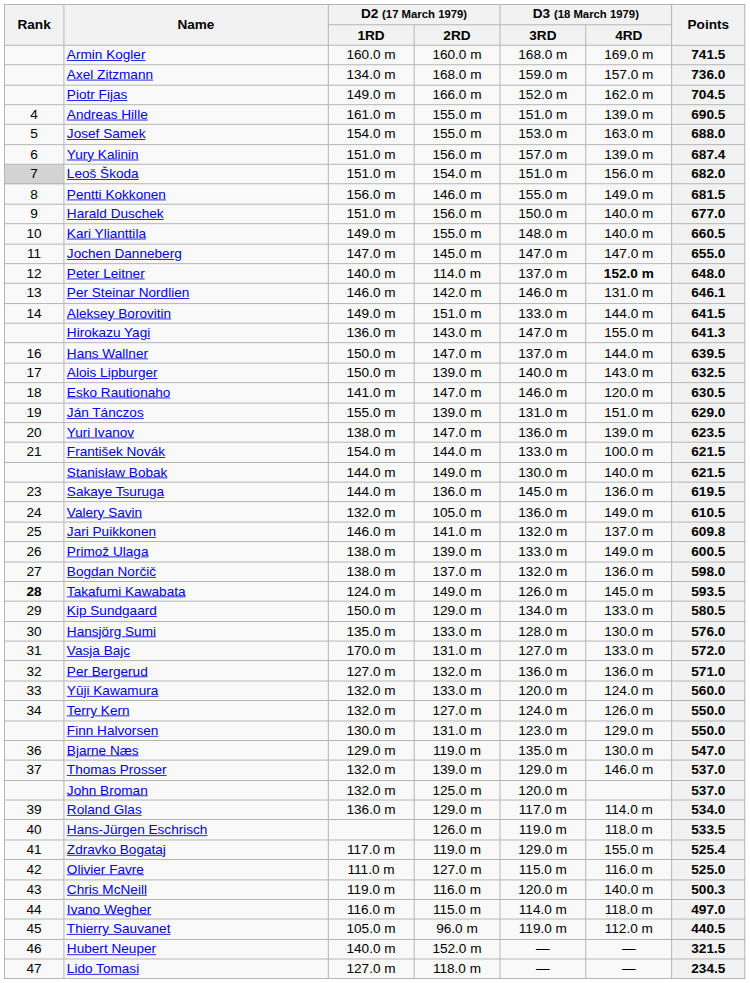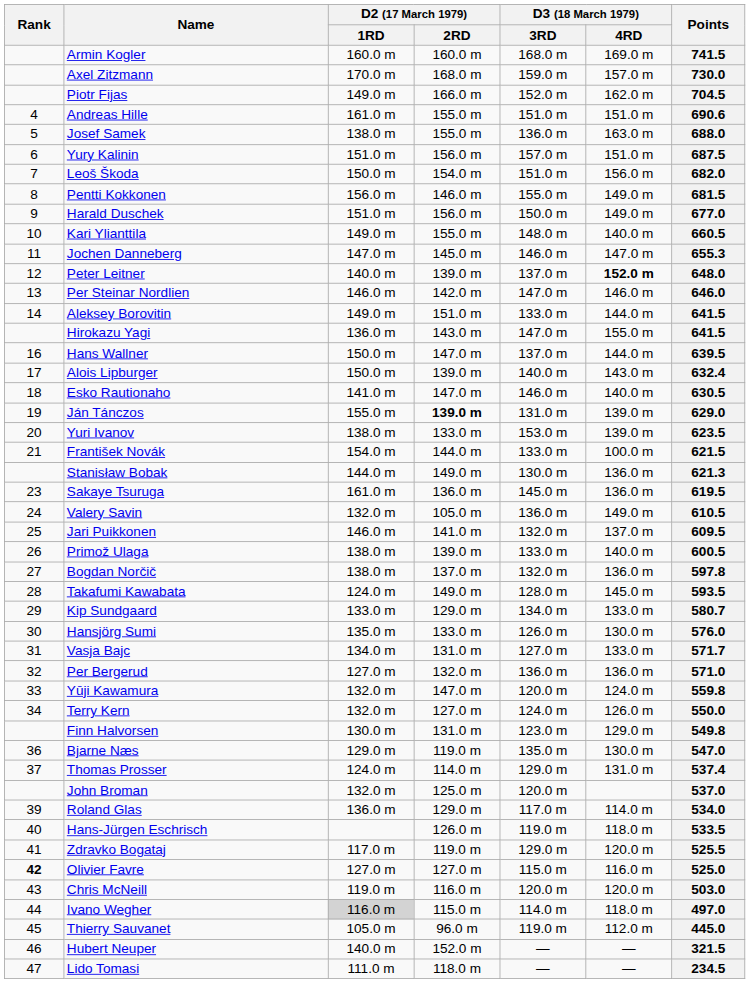(371, 74) 134.0 m -> (371, 74) 170.0 m
(708, 74) 736.0 -> (708, 74) 730.0
(629, 114) 139.0 m -> (629, 114) 151.0 m
(708, 114) 690.5 -> (708, 114) 690.6
(371, 134) 154.0 m -> (371, 134) 138.0 m
(543, 134) 153.0 m -> (543, 134) 136.0 m
(629, 154) 139.0 m -> (629, 154) 151.0 m
(708, 154) 687.4 -> (708, 154) 687.5
(34, 174) lightgrey background -> (34, 174) no background
(371, 174) 151.0 m -> (371, 174) 150.0 m
(629, 213) 140.0 m -> (629, 213) 149.0 m
(543, 253) 147.0 m -> (543, 253) 146.0 m
(708, 253) 655.0 -> (708, 253) 655.3
(457, 273) 114.0 m -> (457, 273) 139.0 m
(543, 293) 146.0 m -> (543, 293) 147.0 m
(629, 293) 131.0 m -> (629, 293) 146.0 m
(708, 293) 646.1 -> (708, 293) 646.0
(708, 333) 641.3 -> (708, 333) 641.5
(708, 372) 632.5 -> (708, 372) 632.4
(629, 392) 120.0 m -> (629, 392) 140.0 m
(457, 412) normal -> (457, 412) bold
(629, 412) 151.0 m -> (629, 412) 139.0 m
(457, 432) 147.0 m -> (457, 432) 133.0 m
(543, 432) 136.0 m -> (543, 432) 153.0 m
(629, 472) 140.0 m -> (629, 472) 136.0 m
(708, 472) 621.5 -> (708, 472) 621.3
(371, 492) 144.0 m -> (371, 492) 161.0 m
(708, 531) 609.8 -> (708, 531) 609.5
(629, 551) 149.0 m -> (629, 551) 140.0 m
(708, 571) 598.0 -> (708, 571) 597.8
(34, 591) bold -> (34, 591) normal
(543, 591) 126.0 m -> (543, 591) 128.0 m
(371, 611) 150.0 m -> (371, 611) 133.0 m
(708, 611) 580.5 -> (708, 611) 580.7
(543, 631) 128.0 m -> (543, 631) 126.0 m
(371, 651) 170.0 m -> (371, 651) 134.0 m
(708, 651) 572.0 -> (708, 651) 571.7
(457, 690) 133.0 m -> (457, 690) 147.0 m
(708, 690) 560.0 -> (708, 690) 559.8
(708, 730) 550.0 -> (708, 730) 549.8
(371, 770) 132.0 m -> (371, 770) 124.0 m
(457, 770) 139.0 m -> (457, 770) 114.0 m
(629, 770) 146.0 m -> (629, 770) 131.0 m
(708, 770) 537.0 -> (708, 770) 537.4
(629, 849) 155.0 m -> (629, 849) 120.0 m
(708, 849) 525.4 -> (708, 849) 525.5
(34, 869) normal -> (34, 869) bold
(371, 869) 111.0 m -> (371, 869) 127.0 m
(629, 889) 140.0 m -> (629, 889) 120.0 m
(708, 889) 500.3 -> (708, 889) 503.0
(371, 909) no background -> (371, 909) lightgrey background
(708, 929) 440.5 -> (708, 929) 445.0
(371, 968) 127.0 m -> (371, 968) 111.0 m
